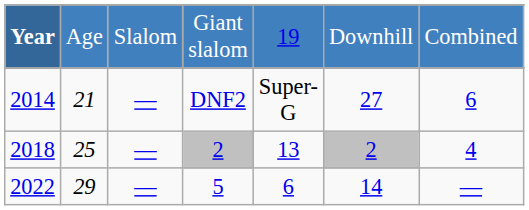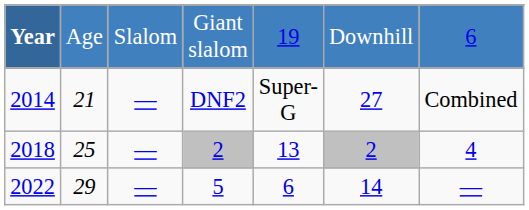(471, 36) Combined -> (471, 36) 6
(471, 99) 6 -> (471, 99) Combined
